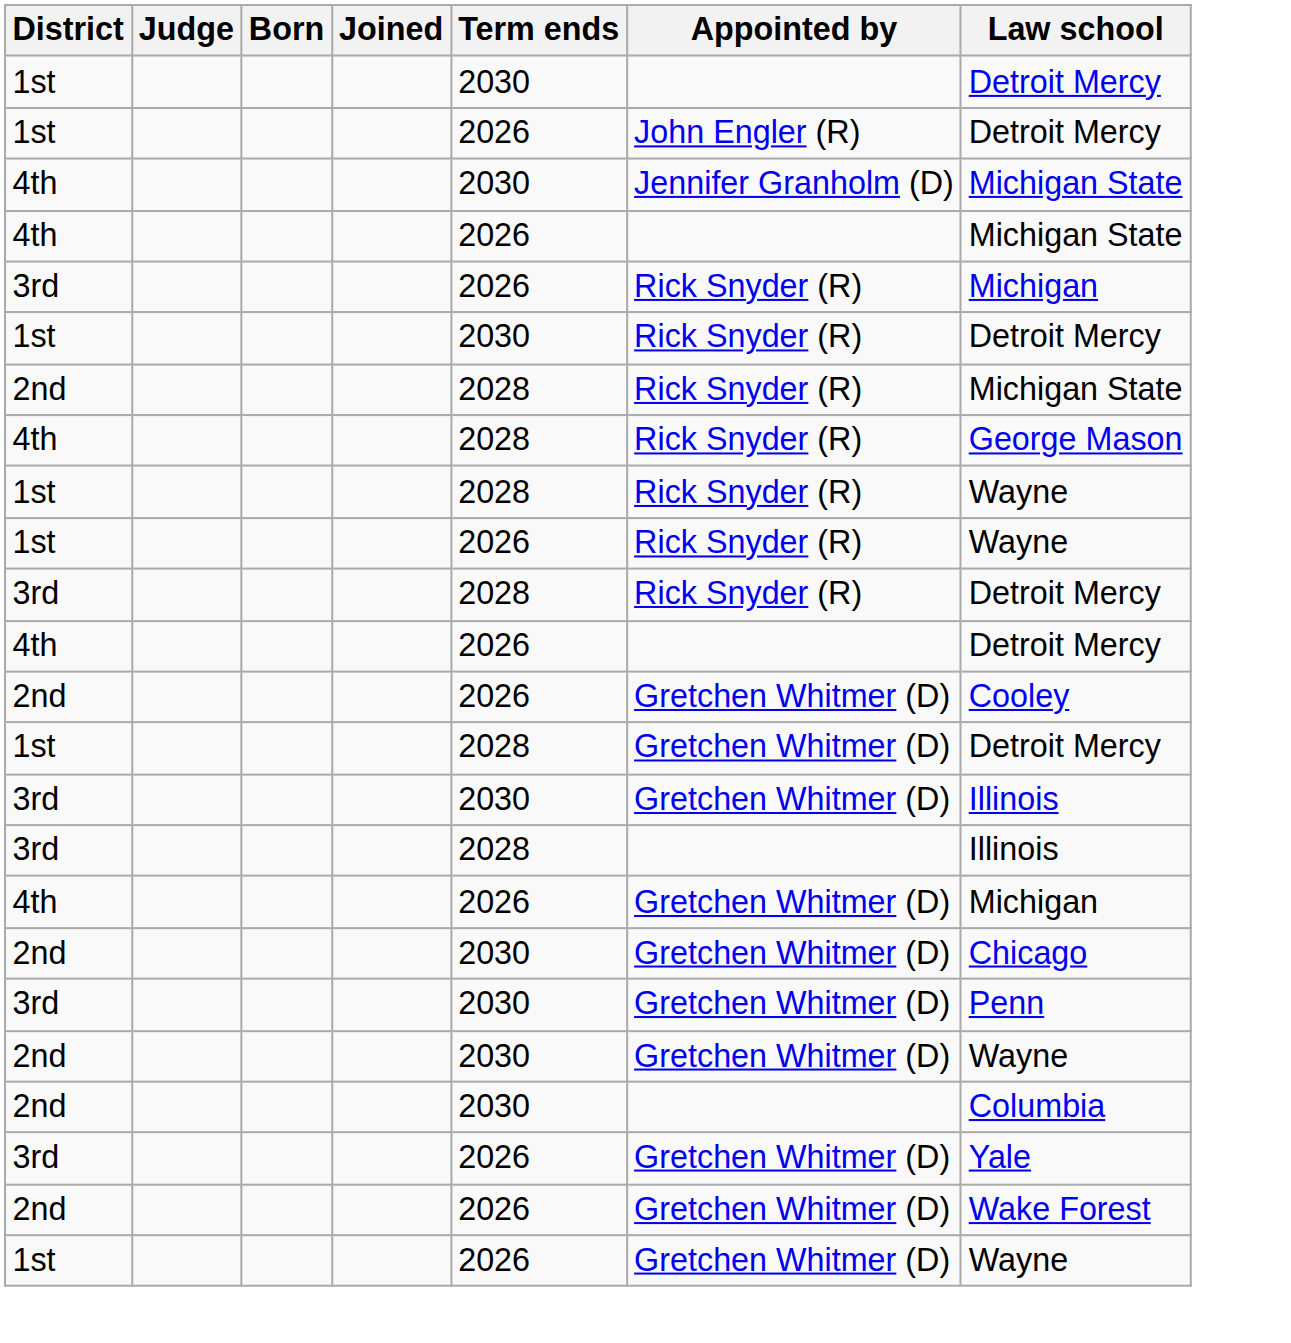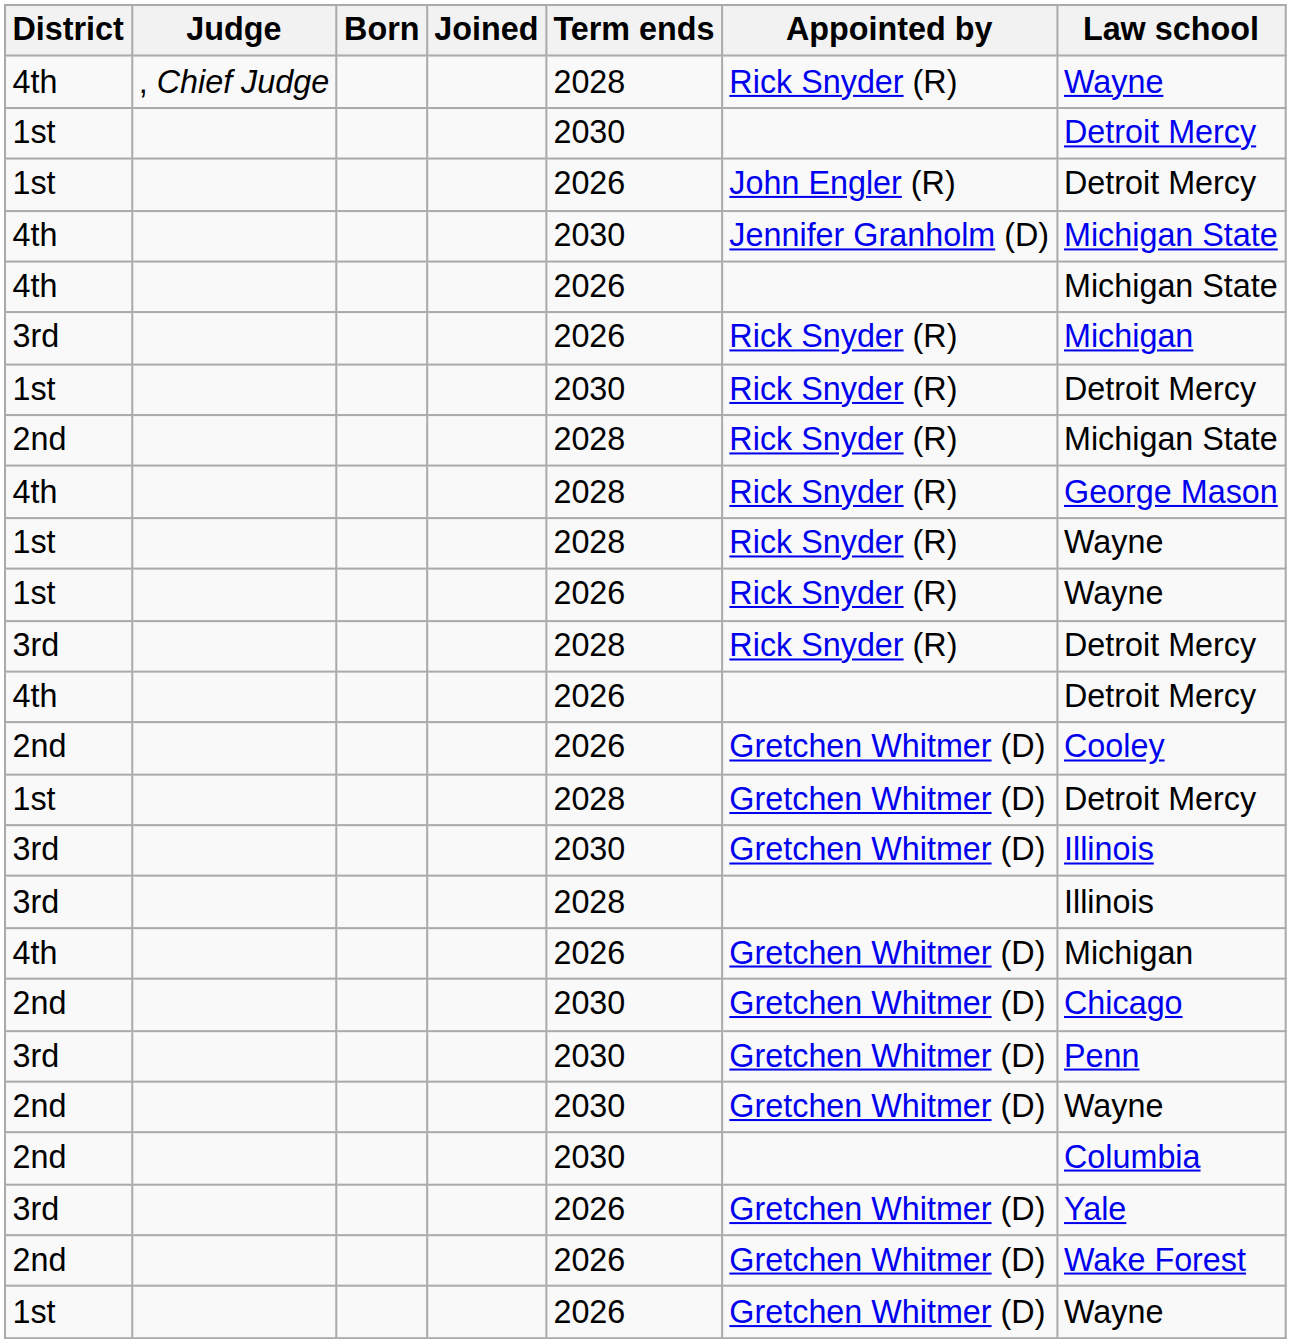+ row: (35, 81)
